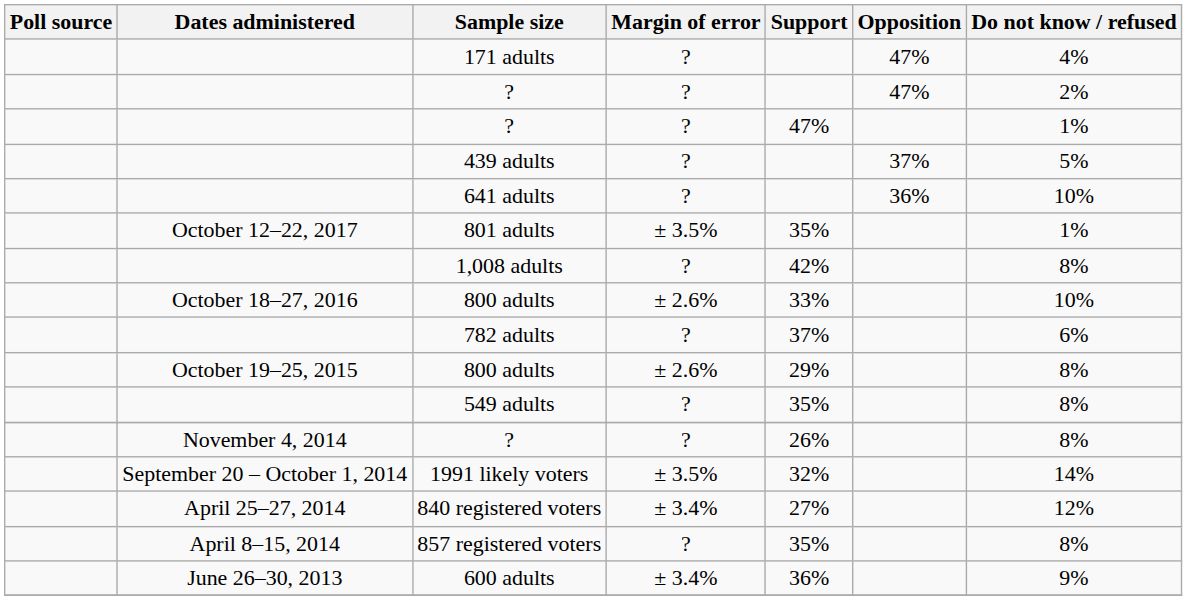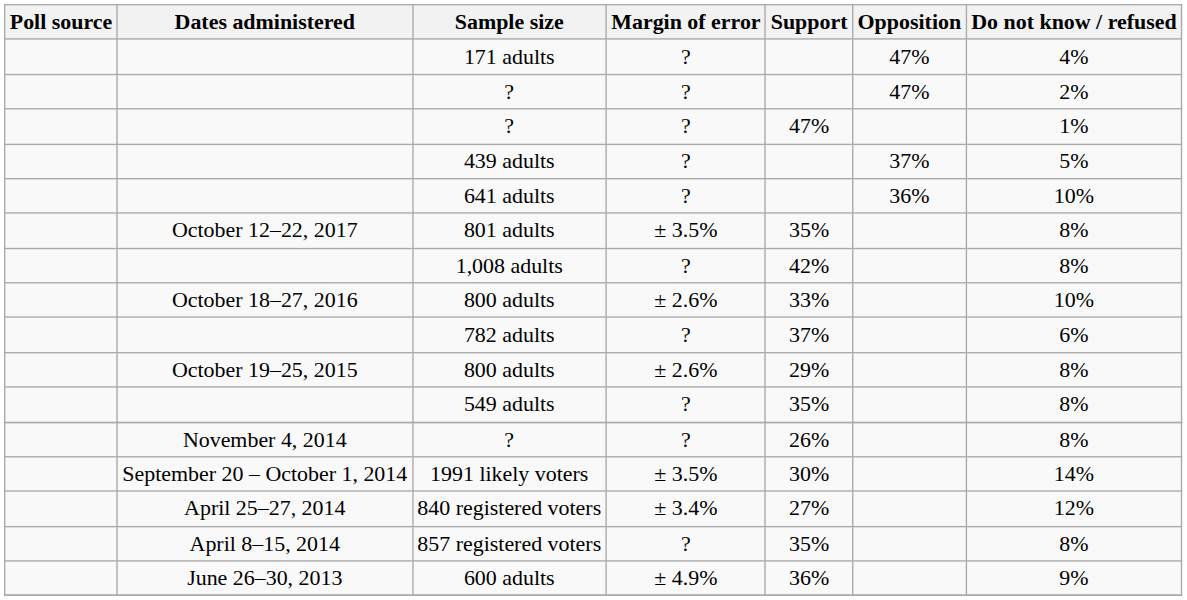(1074, 230) 1% -> (1074, 230) 8%
(809, 473) 32% -> (809, 473) 30%
(686, 578) ± 3.4% -> (686, 578) ± 4.9%
